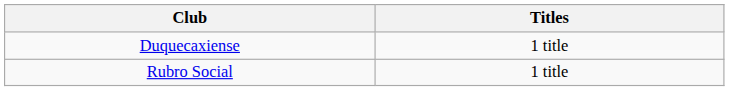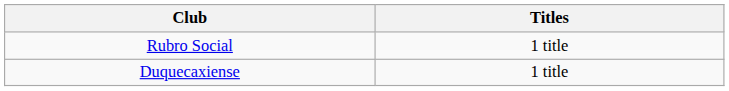rows swapped: (190, 45) <-> (190, 72)
